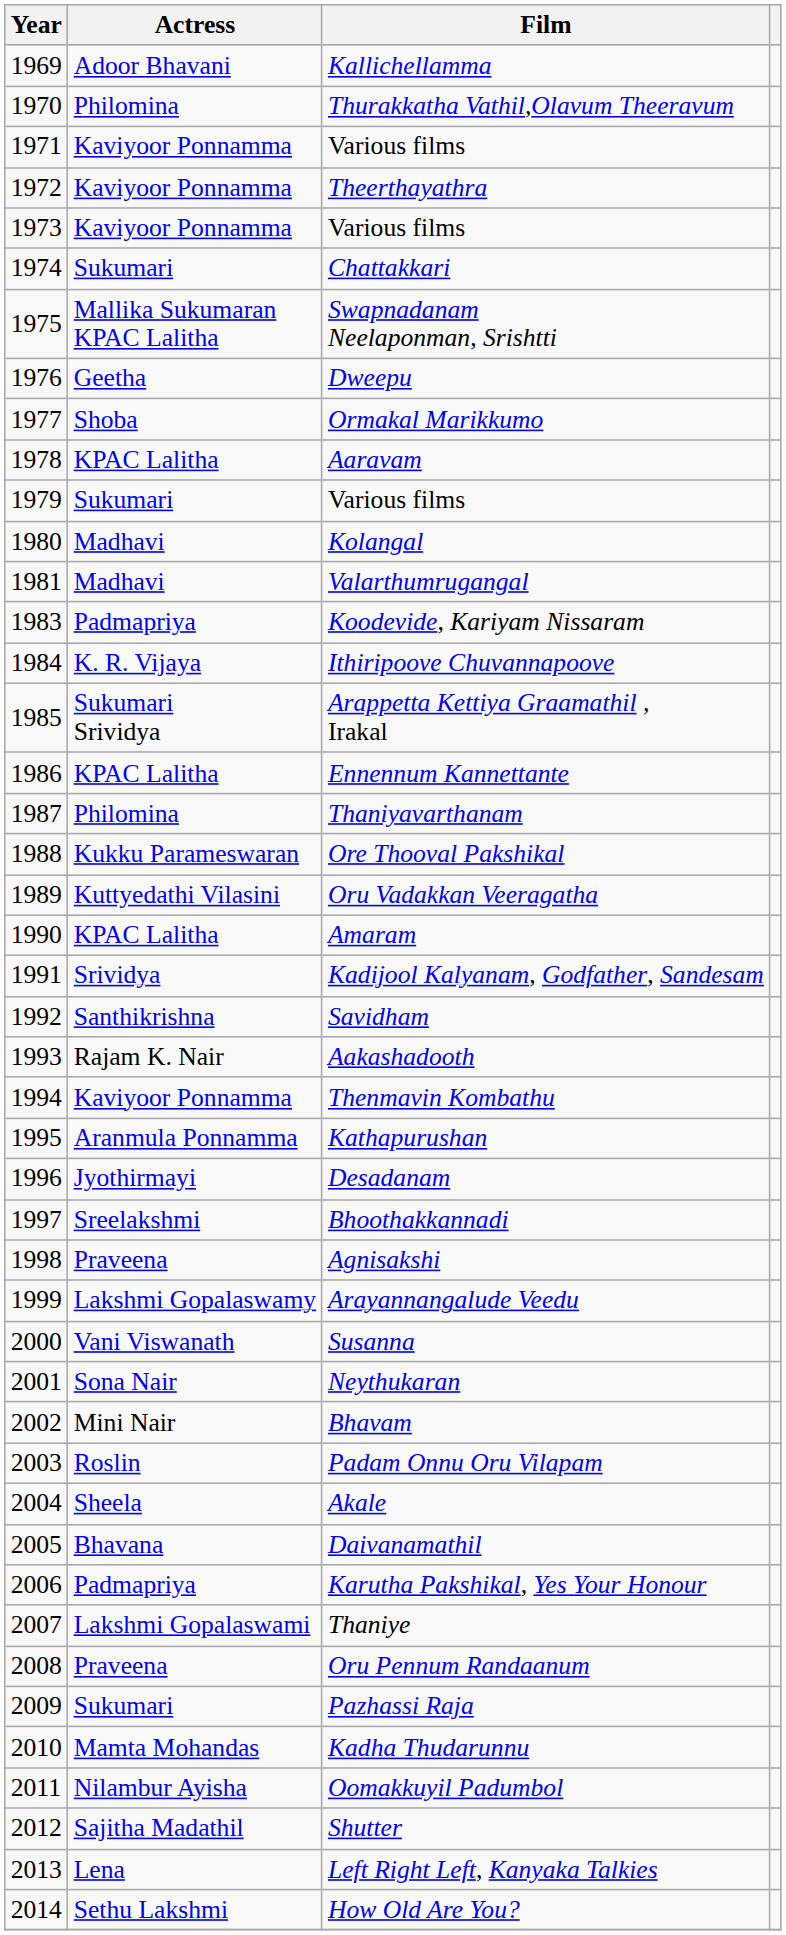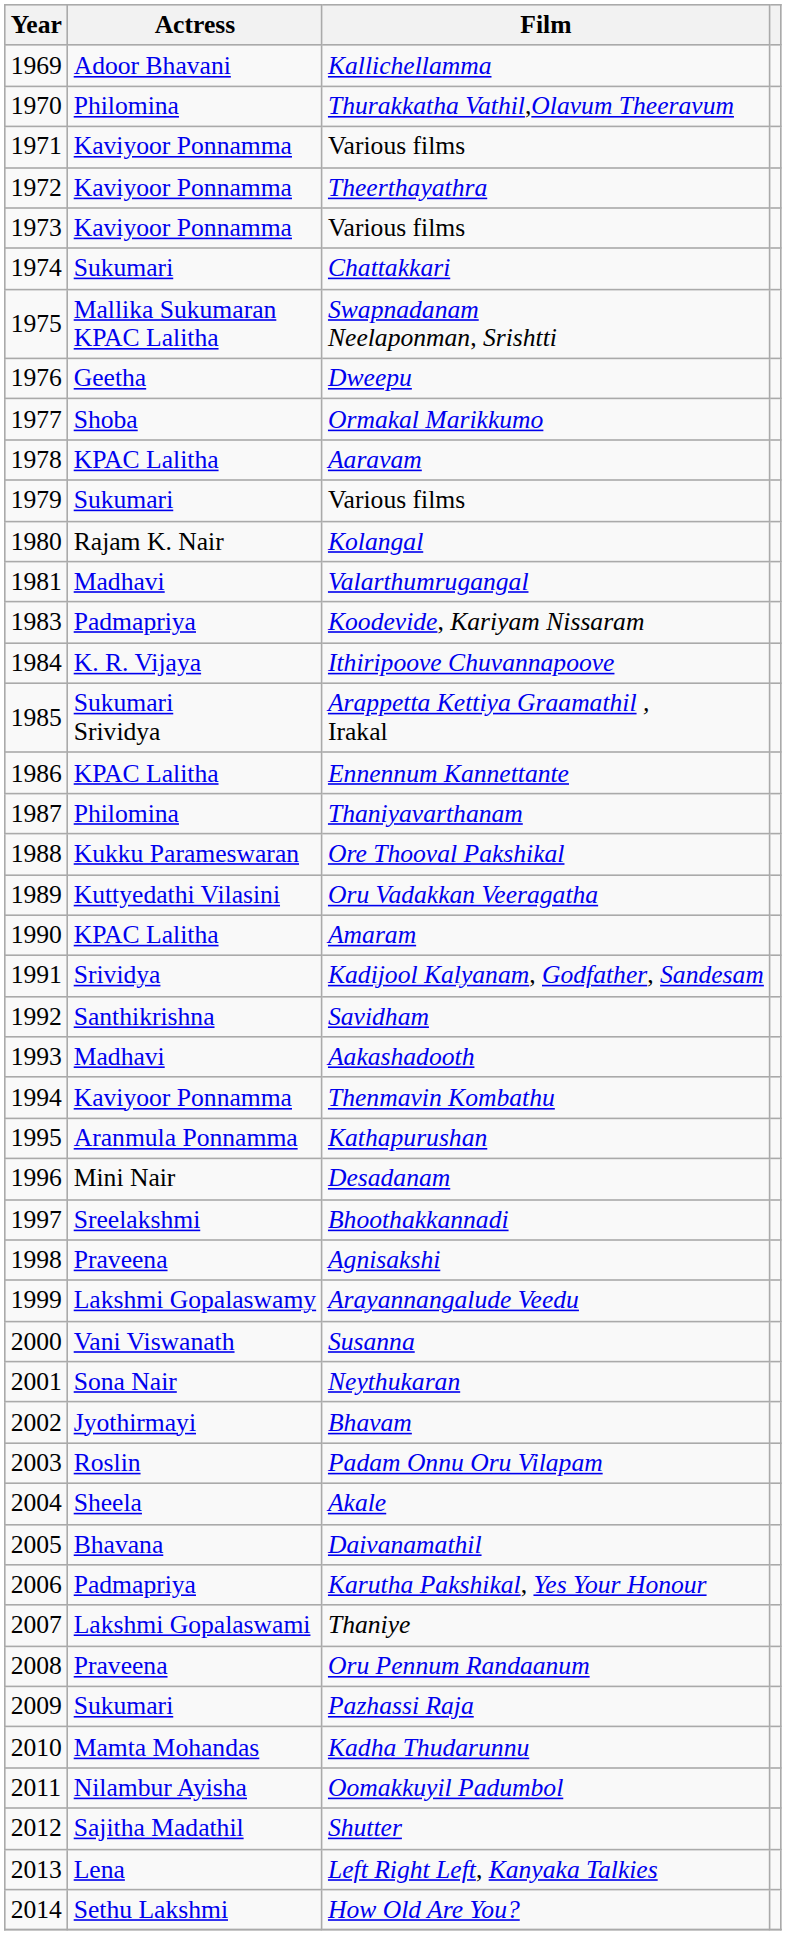(119, 540) Madhavi -> (149, 540) Rajam K. Nair
(149, 1056) Rajam K. Nair -> (119, 1056) Madhavi
(135, 1178) Jyothirmayi -> (125, 1178) Mini Nair
(125, 1422) Mini Nair -> (135, 1422) Jyothirmayi
